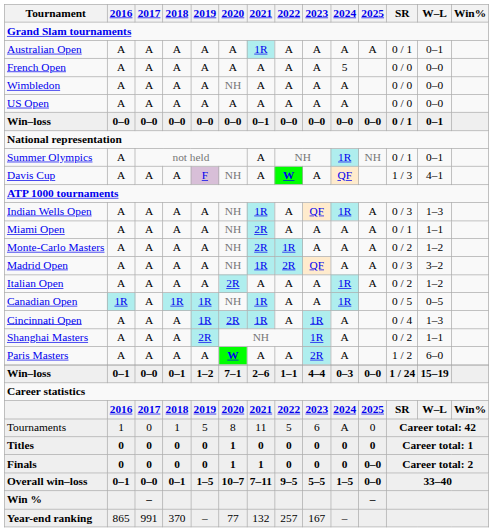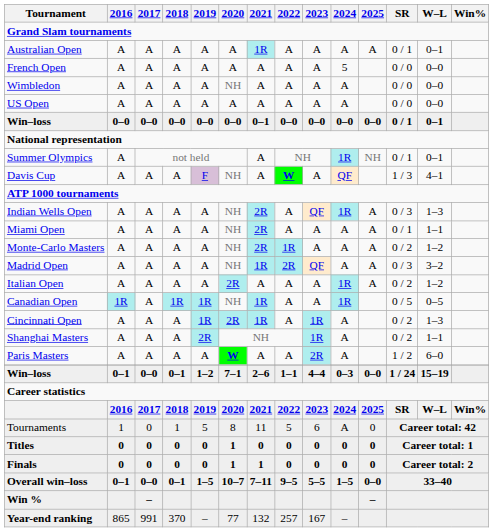(261, 211) 1R -> (261, 211) 2R
(402, 319) 0 / 4 -> (402, 319) 0 / 2
(373, 463) 0–0 -> (373, 463) 0
